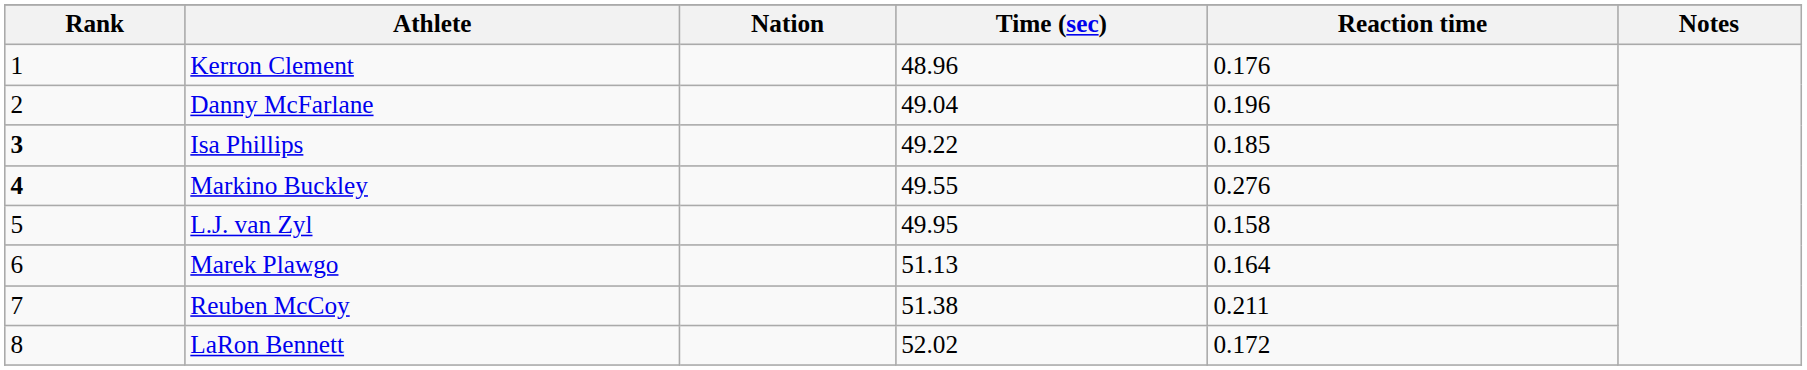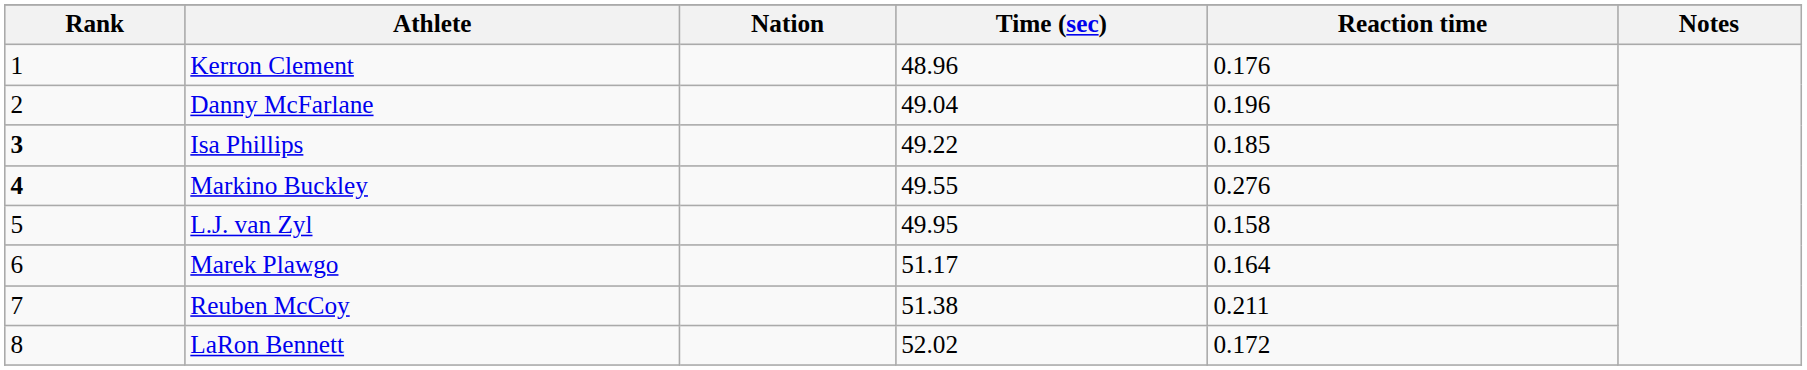(930, 265) 51.13 -> (930, 265) 51.17
